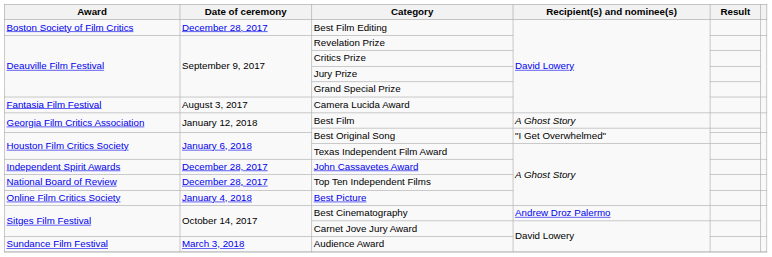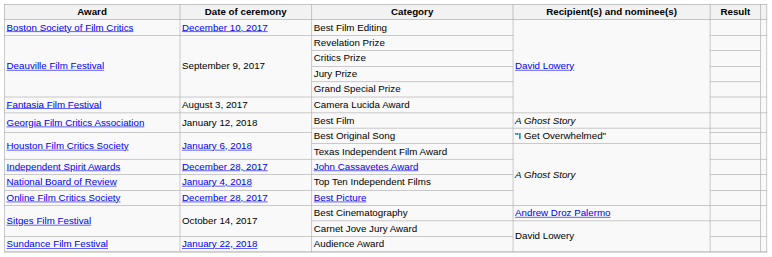(225, 27) December 28, 2017 -> (225, 27) December 10, 2017
(225, 182) December 28, 2017 -> (217, 182) January 4, 2018
(217, 197) January 4, 2018 -> (225, 197) December 28, 2017
(213, 244) March 3, 2018 -> (220, 244) January 22, 2018
